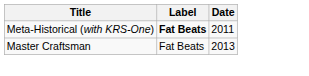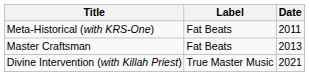(183, 29) bold -> (209, 29) normal
+ row: (94, 63)
